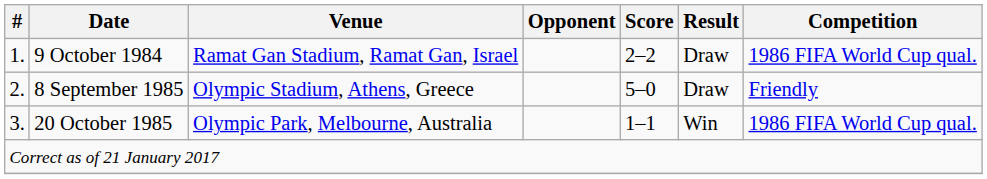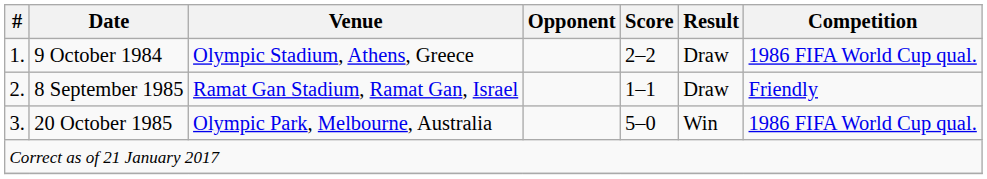(356, 55) Ramat Gan Stadium, Ramat Gan, Israel -> (333, 55) Olympic Stadium, Athens, Greece
(333, 89) Olympic Stadium, Athens, Greece -> (356, 89) Ramat Gan Stadium, Ramat Gan, Israel
(640, 89) 5–0 -> (640, 89) 1–1
(640, 123) 1–1 -> (640, 123) 5–0
